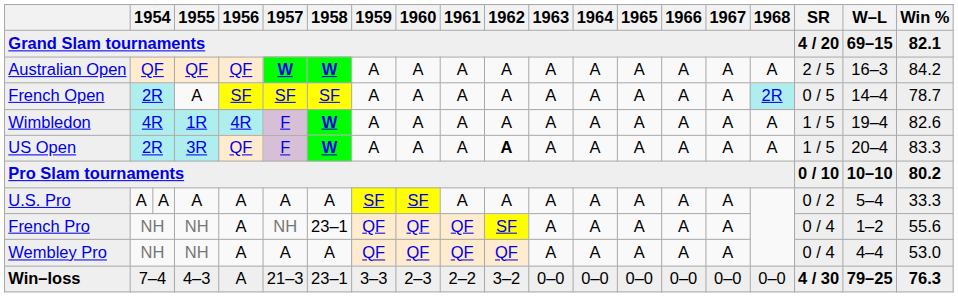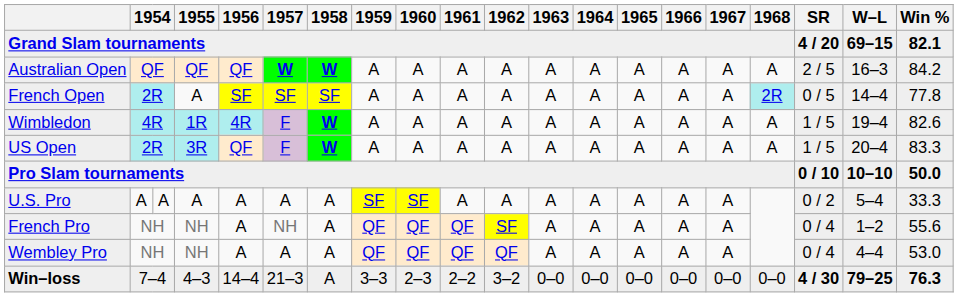(925, 95) 78.7 -> (925, 95) 77.8
(506, 148) bold -> (506, 148) normal
(925, 174) 80.2 -> (925, 174) 50.0
(329, 226) 23–1 -> (329, 226) A
(241, 278) A -> (241, 278) 14–4
(329, 278) 23–1 -> (329, 278) A
